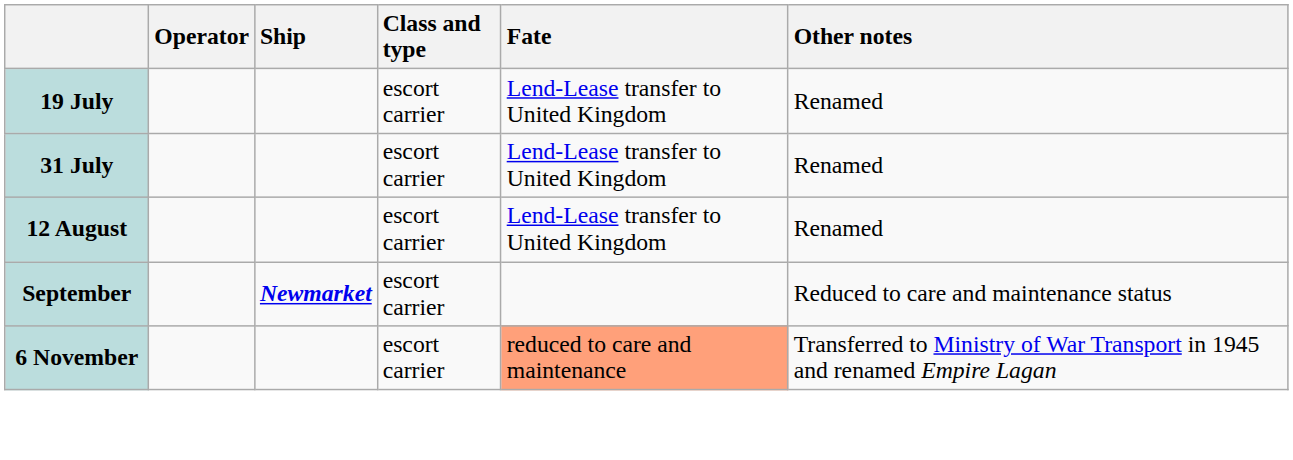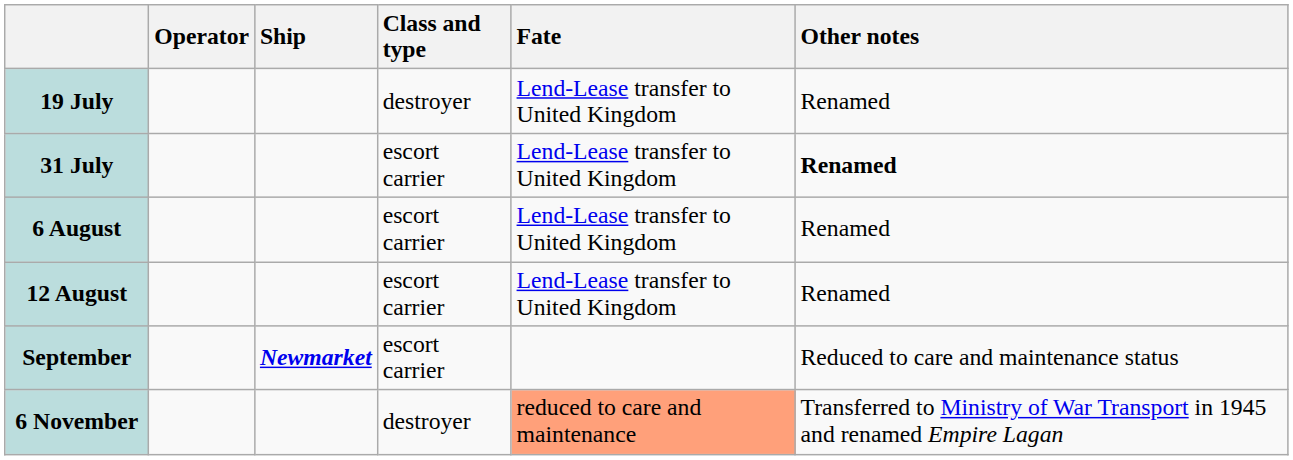(414, 100) escort carrier -> (427, 100) destroyer
(838, 164) normal -> (849, 164) bold
+ row: (77, 229)
(414, 357) escort carrier -> (427, 421) destroyer
